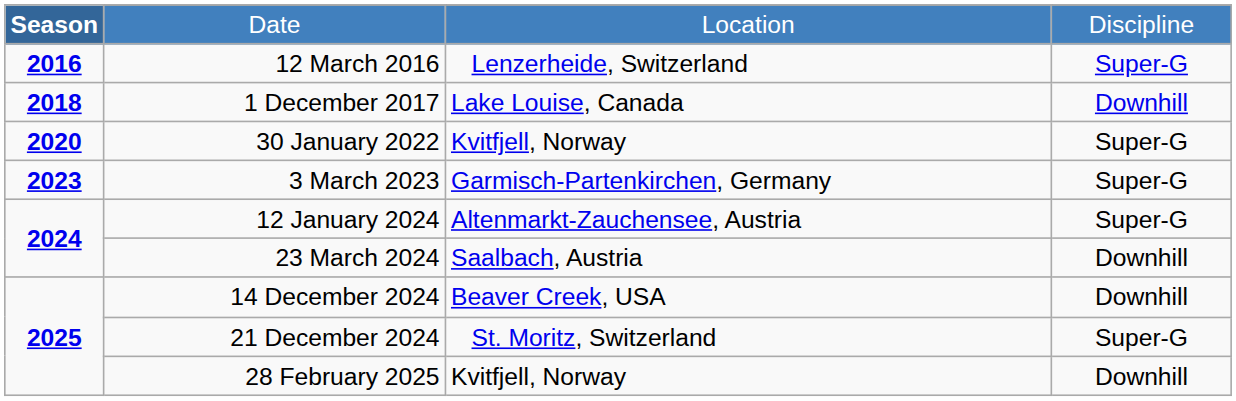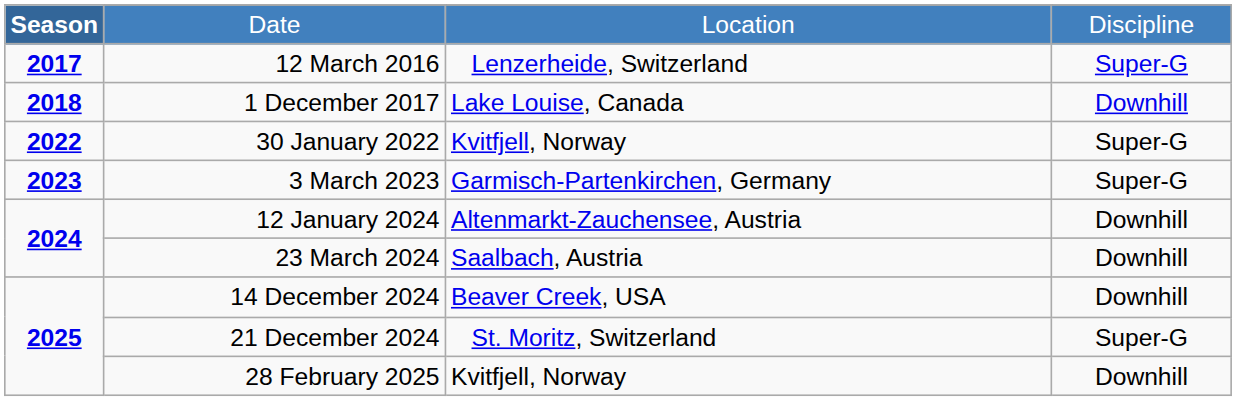(54, 63) 2016 -> (54, 63) 2017
(54, 141) 2020 -> (54, 141) 2022
(1141, 219) Super-G -> (1141, 219) Downhill
